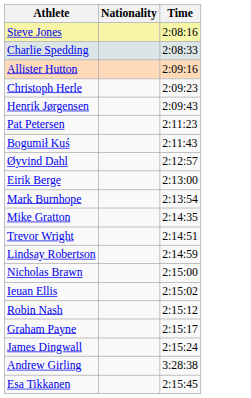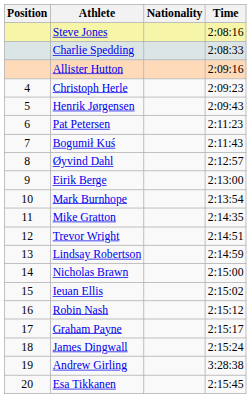+ column: (27, 13)
